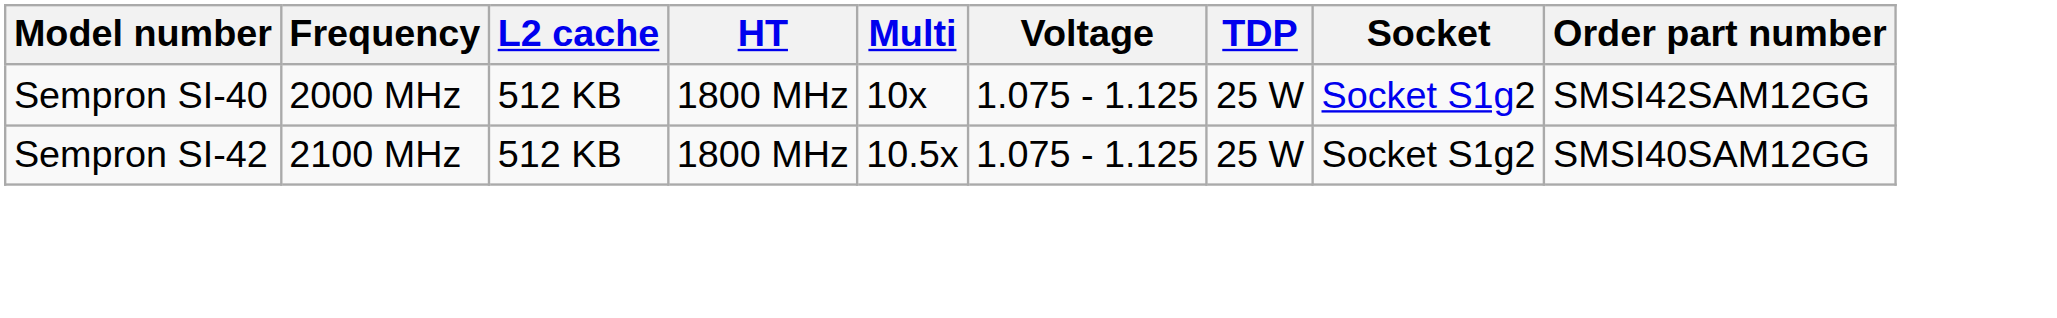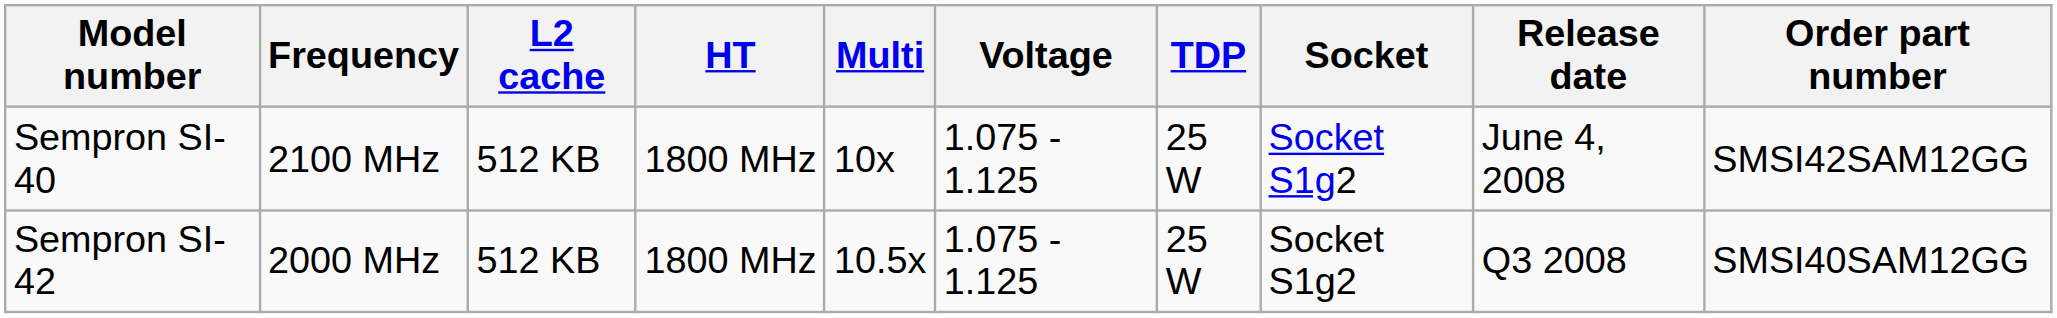+ column: (1588, 55)
(375, 94) 2000 MHz -> (354, 158) 2100 MHz
(375, 154) 2100 MHz -> (354, 260) 2000 MHz
